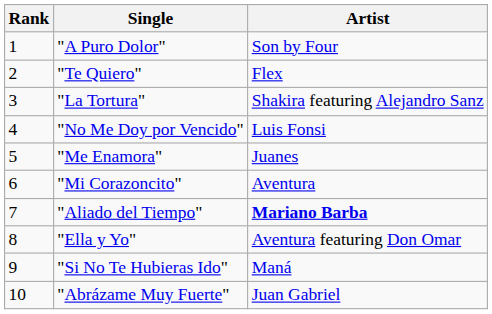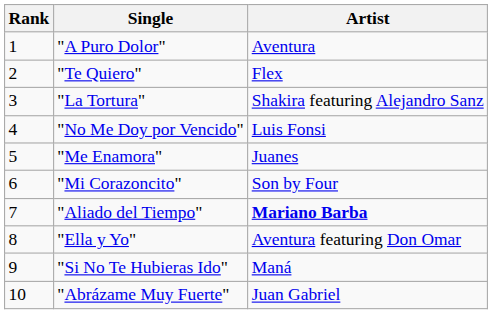(295, 45) Son by Four -> (284, 45) Aventura
(284, 184) Aventura -> (295, 184) Son by Four
